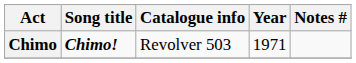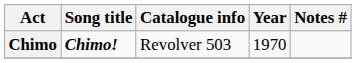(270, 44) 1971 -> (270, 44) 1970
